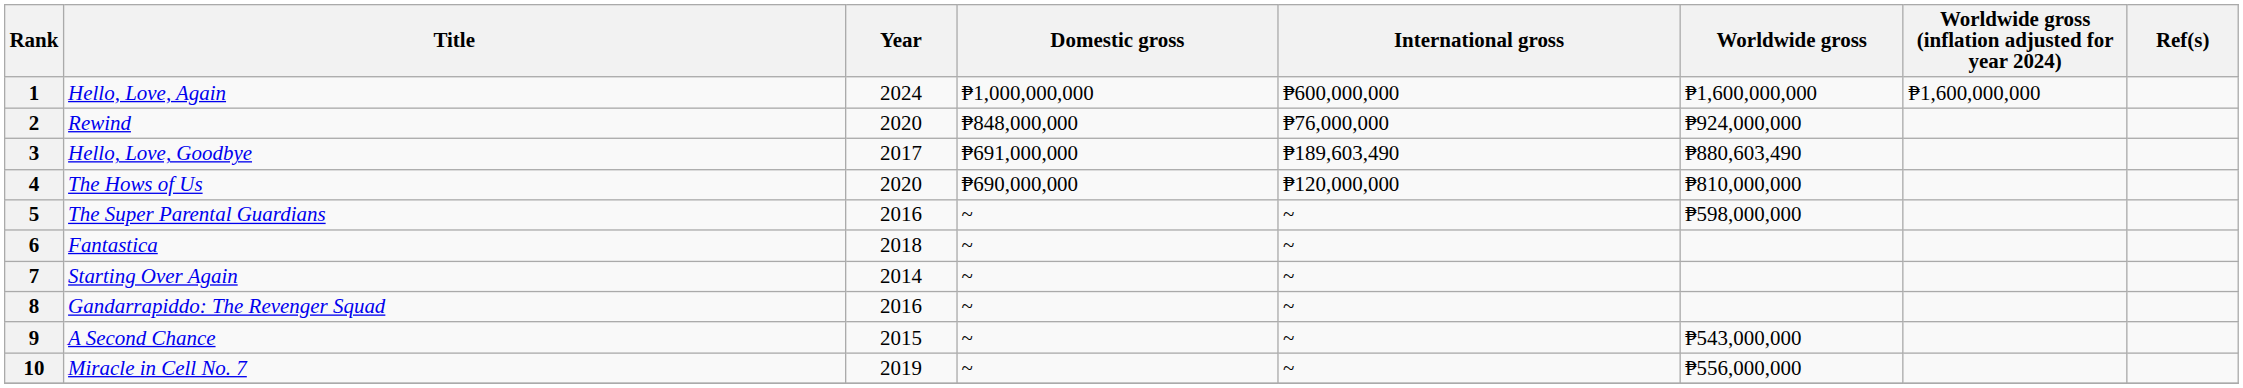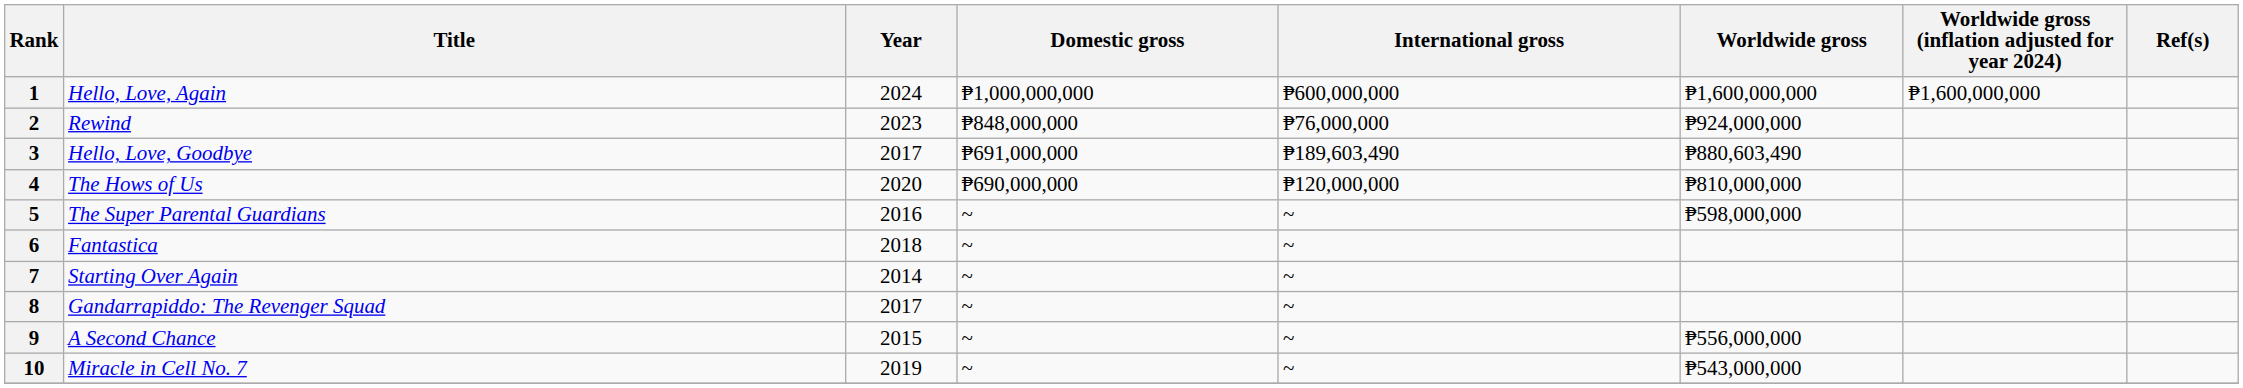(901, 122) 2020 -> (901, 122) 2023
(901, 306) 2016 -> (901, 306) 2017
(1743, 337) ₱543,000,000 -> (1743, 337) ₱556,000,000
(1743, 367) ₱556,000,000 -> (1743, 367) ₱543,000,000
